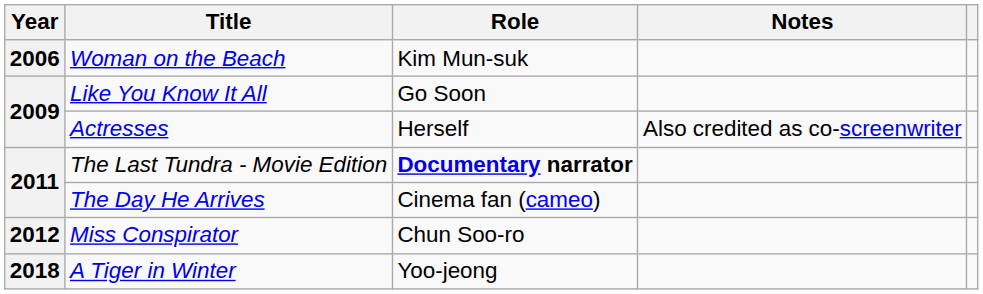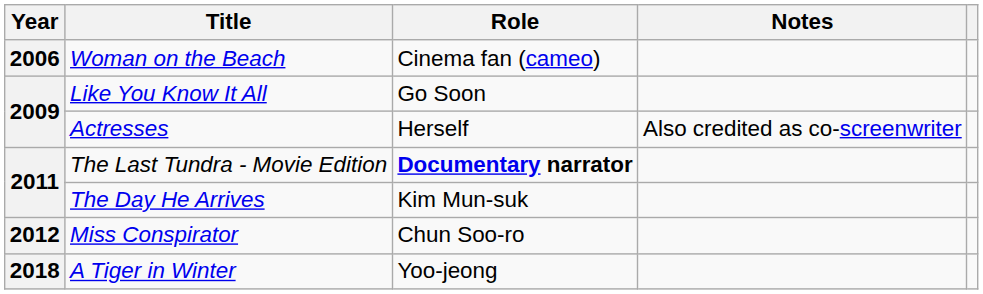(463, 57) Kim Mun-suk -> (499, 57) Cinema fan (cameo)
(499, 199) Cinema fan (cameo) -> (463, 199) Kim Mun-suk
